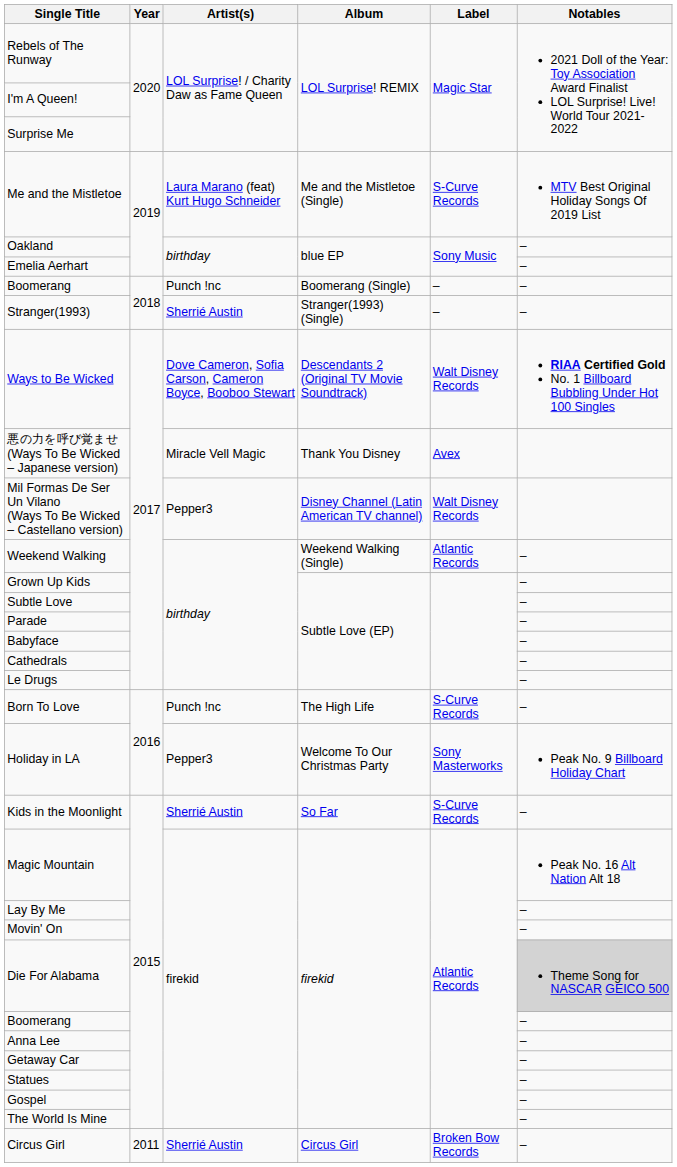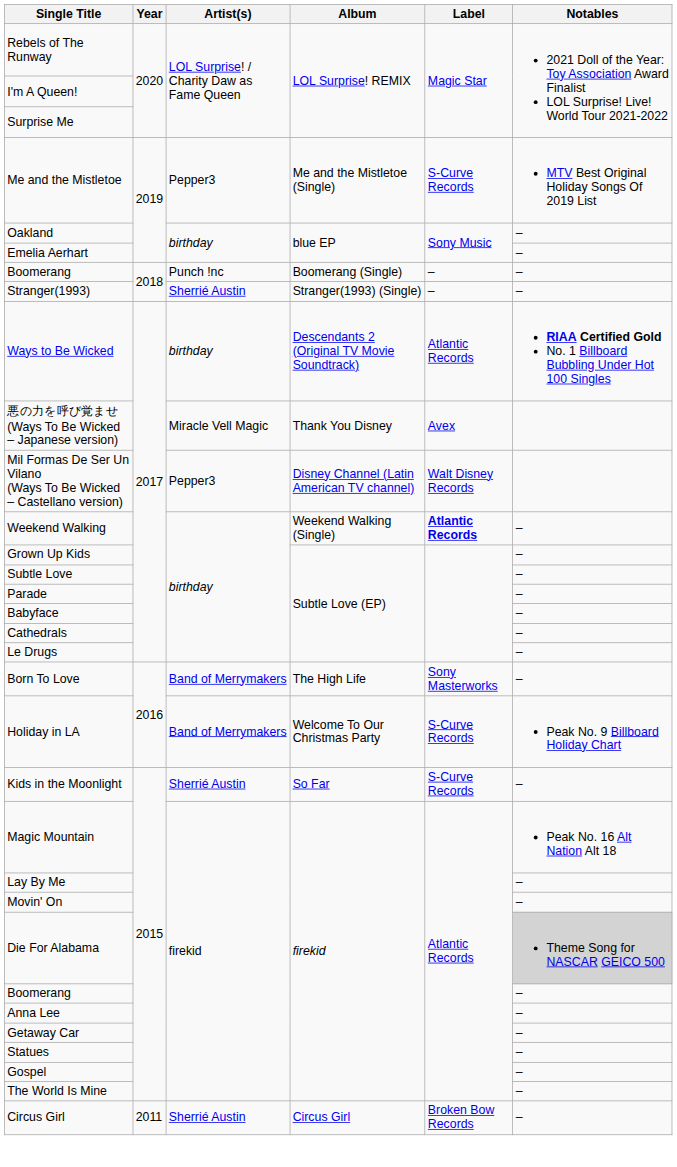(223, 194) Laura Marano (feat) Kurt Hugo Schneider -> (192, 180) Pepper3
(230, 378) Dove Cameron, Sofia Carson, Cameron Boyce, Booboo Stewart -> (191, 351) birthday
(465, 378) Walt Disney Records -> (451, 351) Atlantic Records
(456, 556) normal -> (453, 528) bold
(193, 706) Punch !nc -> (228, 679) Band of Merrymakers
(456, 706) S-Curve Records -> (463, 679) Sony Masterworks
(189, 759) Pepper3 -> (228, 731) Band of Merrymakers
(468, 759) Sony Masterworks -> (451, 731) S-Curve Records
